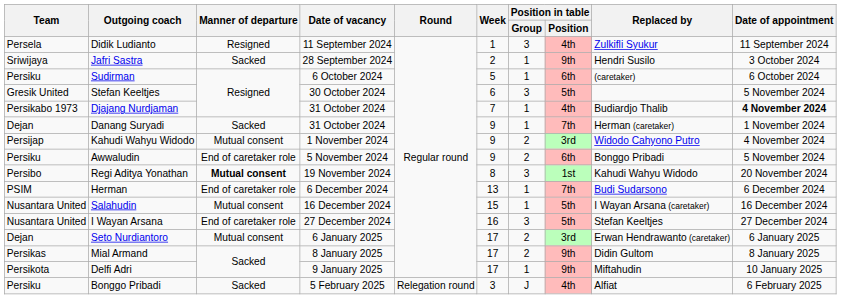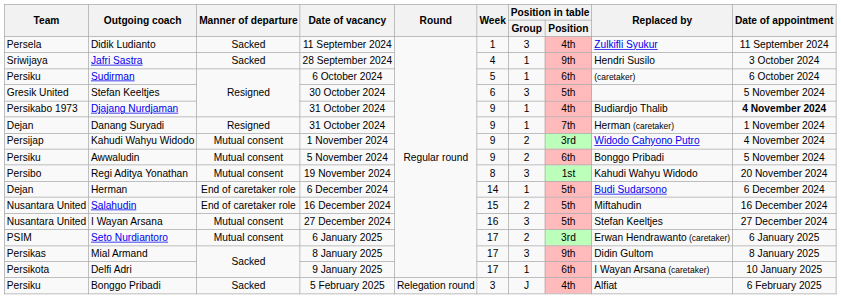(248, 44) Resigned -> (248, 44) Sacked
(493, 60) 2 -> (493, 60) 4
(493, 108) 7 -> (493, 108) 9
(248, 125) Sacked -> (248, 125) Resigned
(248, 157) End of caretaker role -> (248, 157) Mutual consent
(248, 173) bold -> (248, 173) normal
(19, 189) PSIM -> (20, 189) Dejan
(493, 189) 13 -> (493, 189) 14
(568, 189) 7th -> (568, 189) 5th
(248, 205) Mutual consent -> (248, 205) End of caretaker role
(527, 205) 1 -> (527, 205) 2
(652, 205) I Wayan Arsana (caretaker) -> (618, 205) Miftahudin
(248, 221) End of caretaker role -> (248, 221) Mutual consent
(20, 237) Dejan -> (19, 237) PSIM
(527, 253) 2 -> (527, 253) 3
(568, 269) 9th -> (568, 269) 6th
(618, 269) Miftahudin -> (652, 269) I Wayan Arsana (caretaker)
